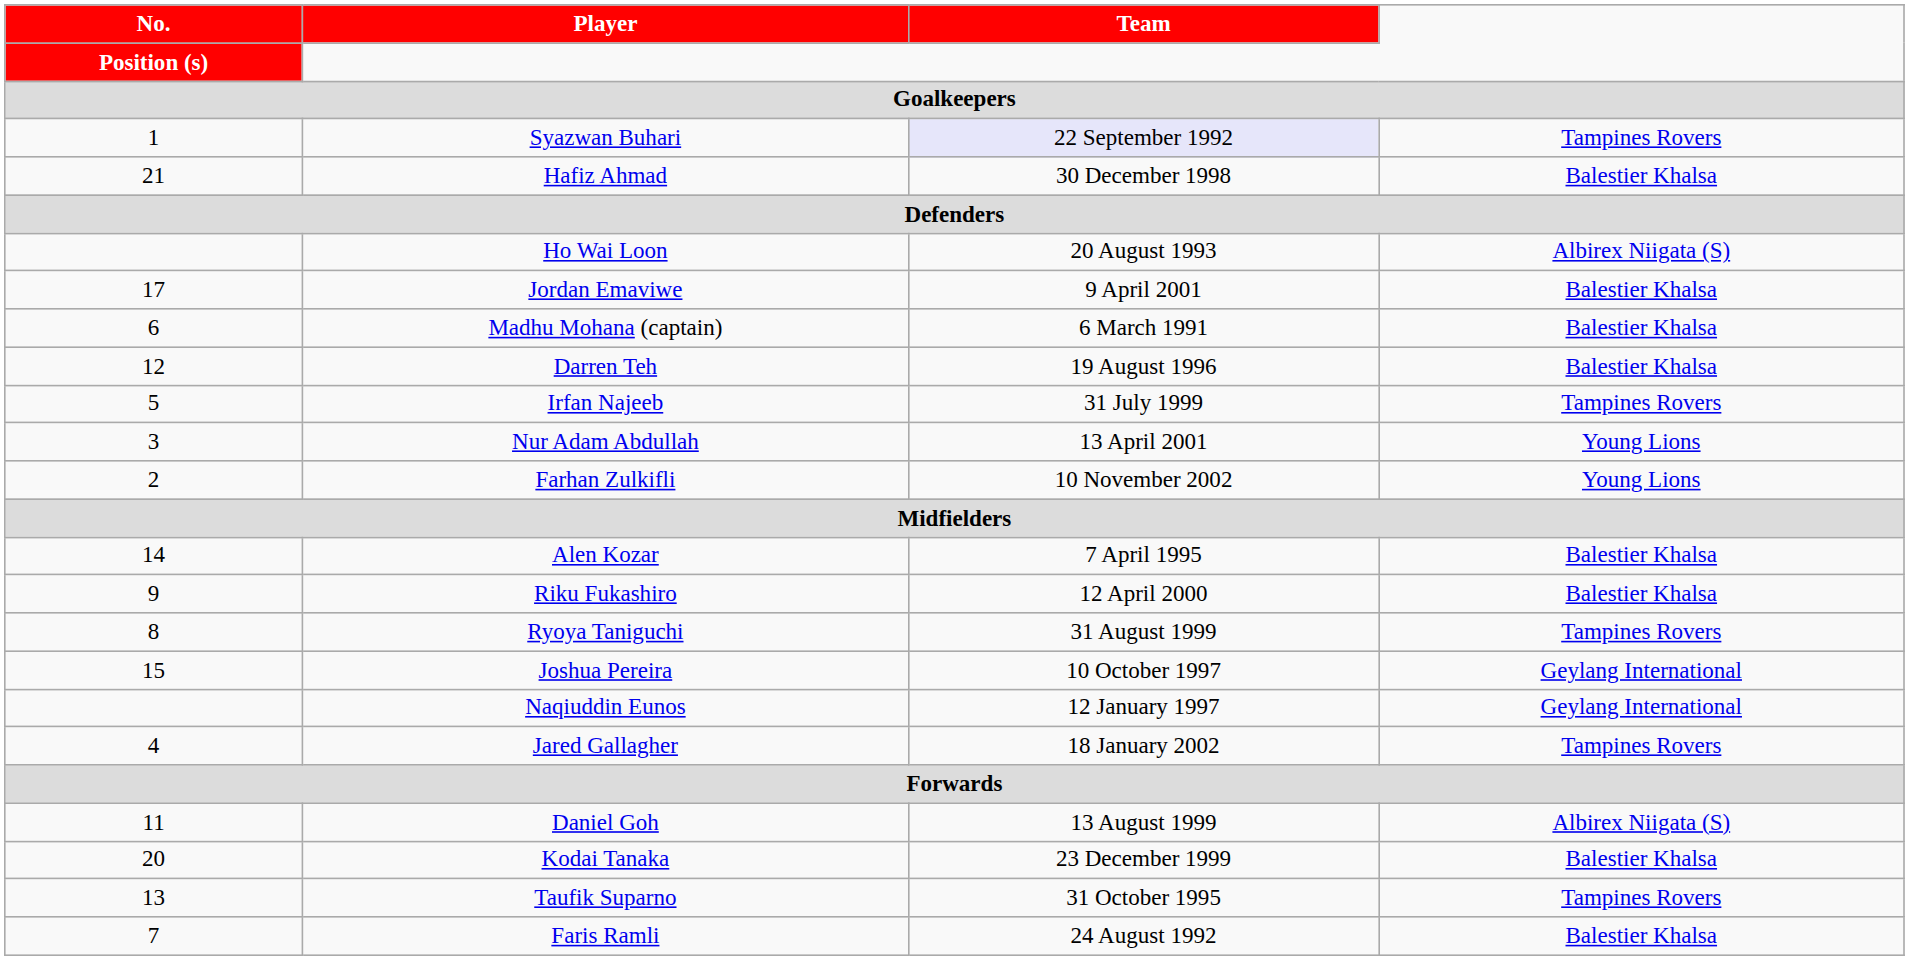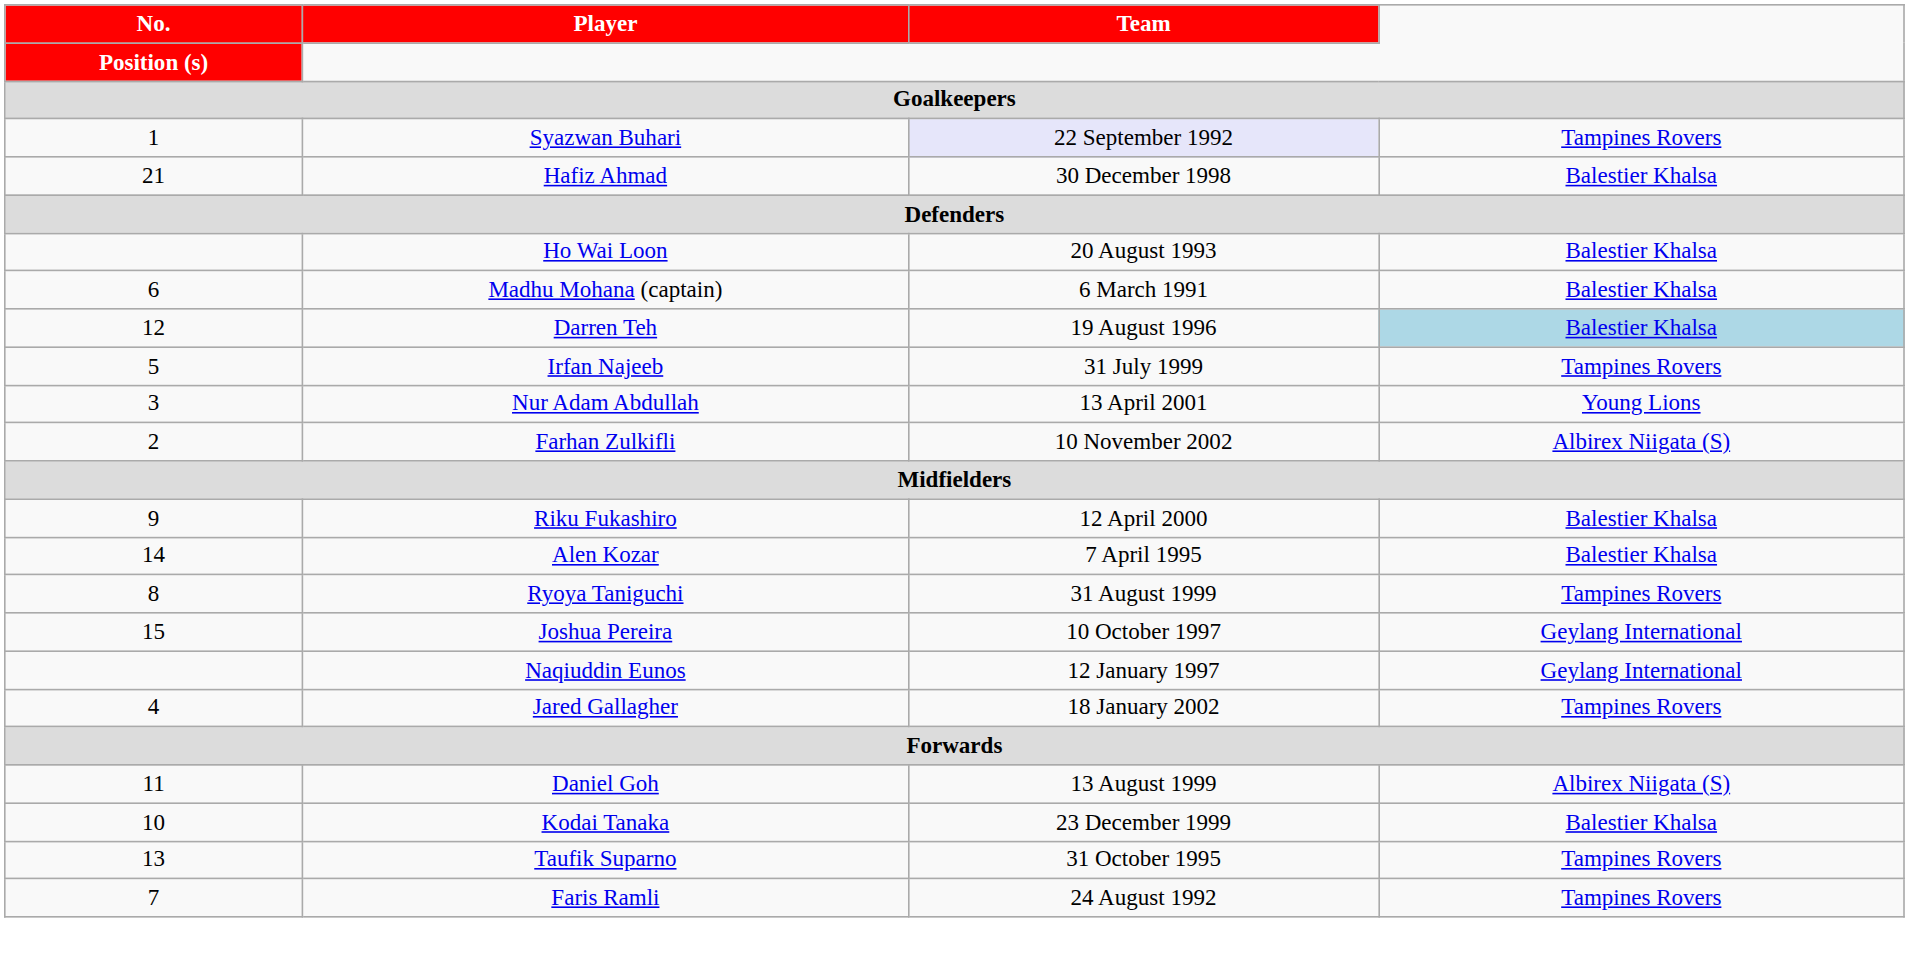(1641, 251) Albirex Niigata (S) -> (1641, 251) Balestier Khalsa
- row: (605, 289)
(1641, 365) no background -> (1641, 327) lightblue background
(1641, 479) Young Lions -> (1641, 441) Albirex Niigata (S)
rows swapped: (605, 555) <-> (605, 593)
(154, 859) 20 -> (154, 821) 10
(1641, 935) Balestier Khalsa -> (1641, 897) Tampines Rovers
